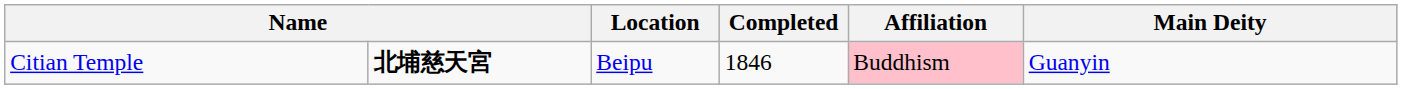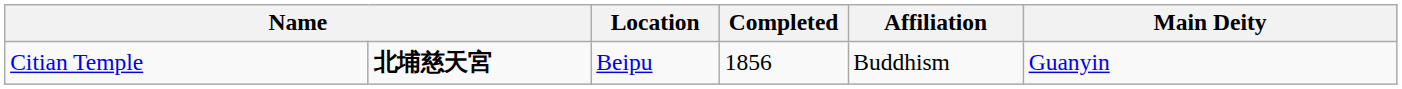(748, 62) 1846 -> (748, 62) 1856
(902, 62) pink background -> (902, 62) no background
